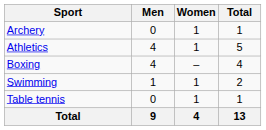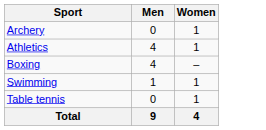- column: (239, 13)
